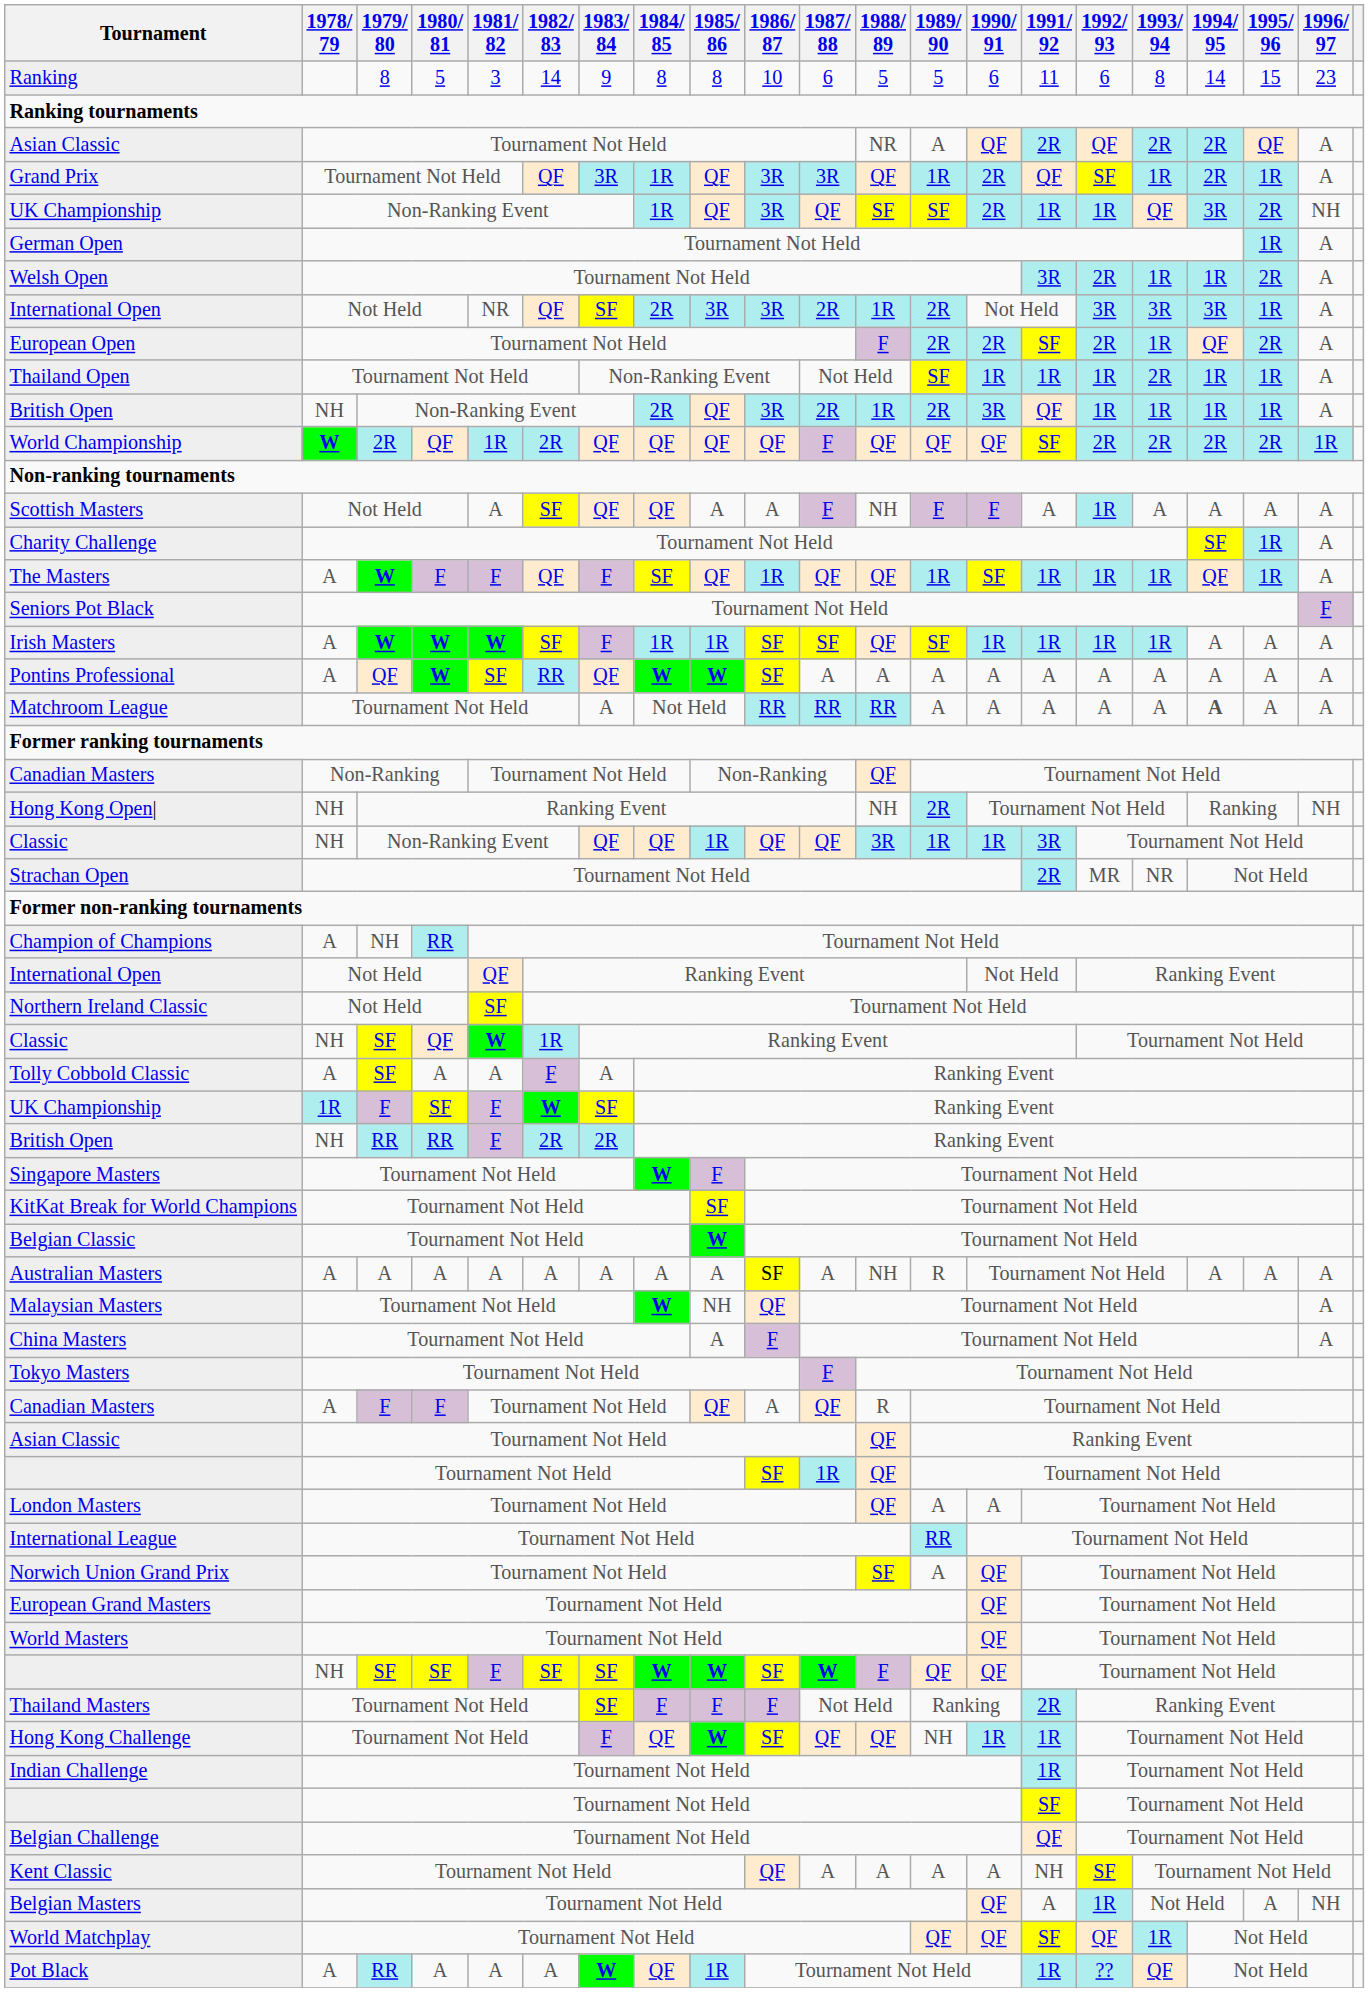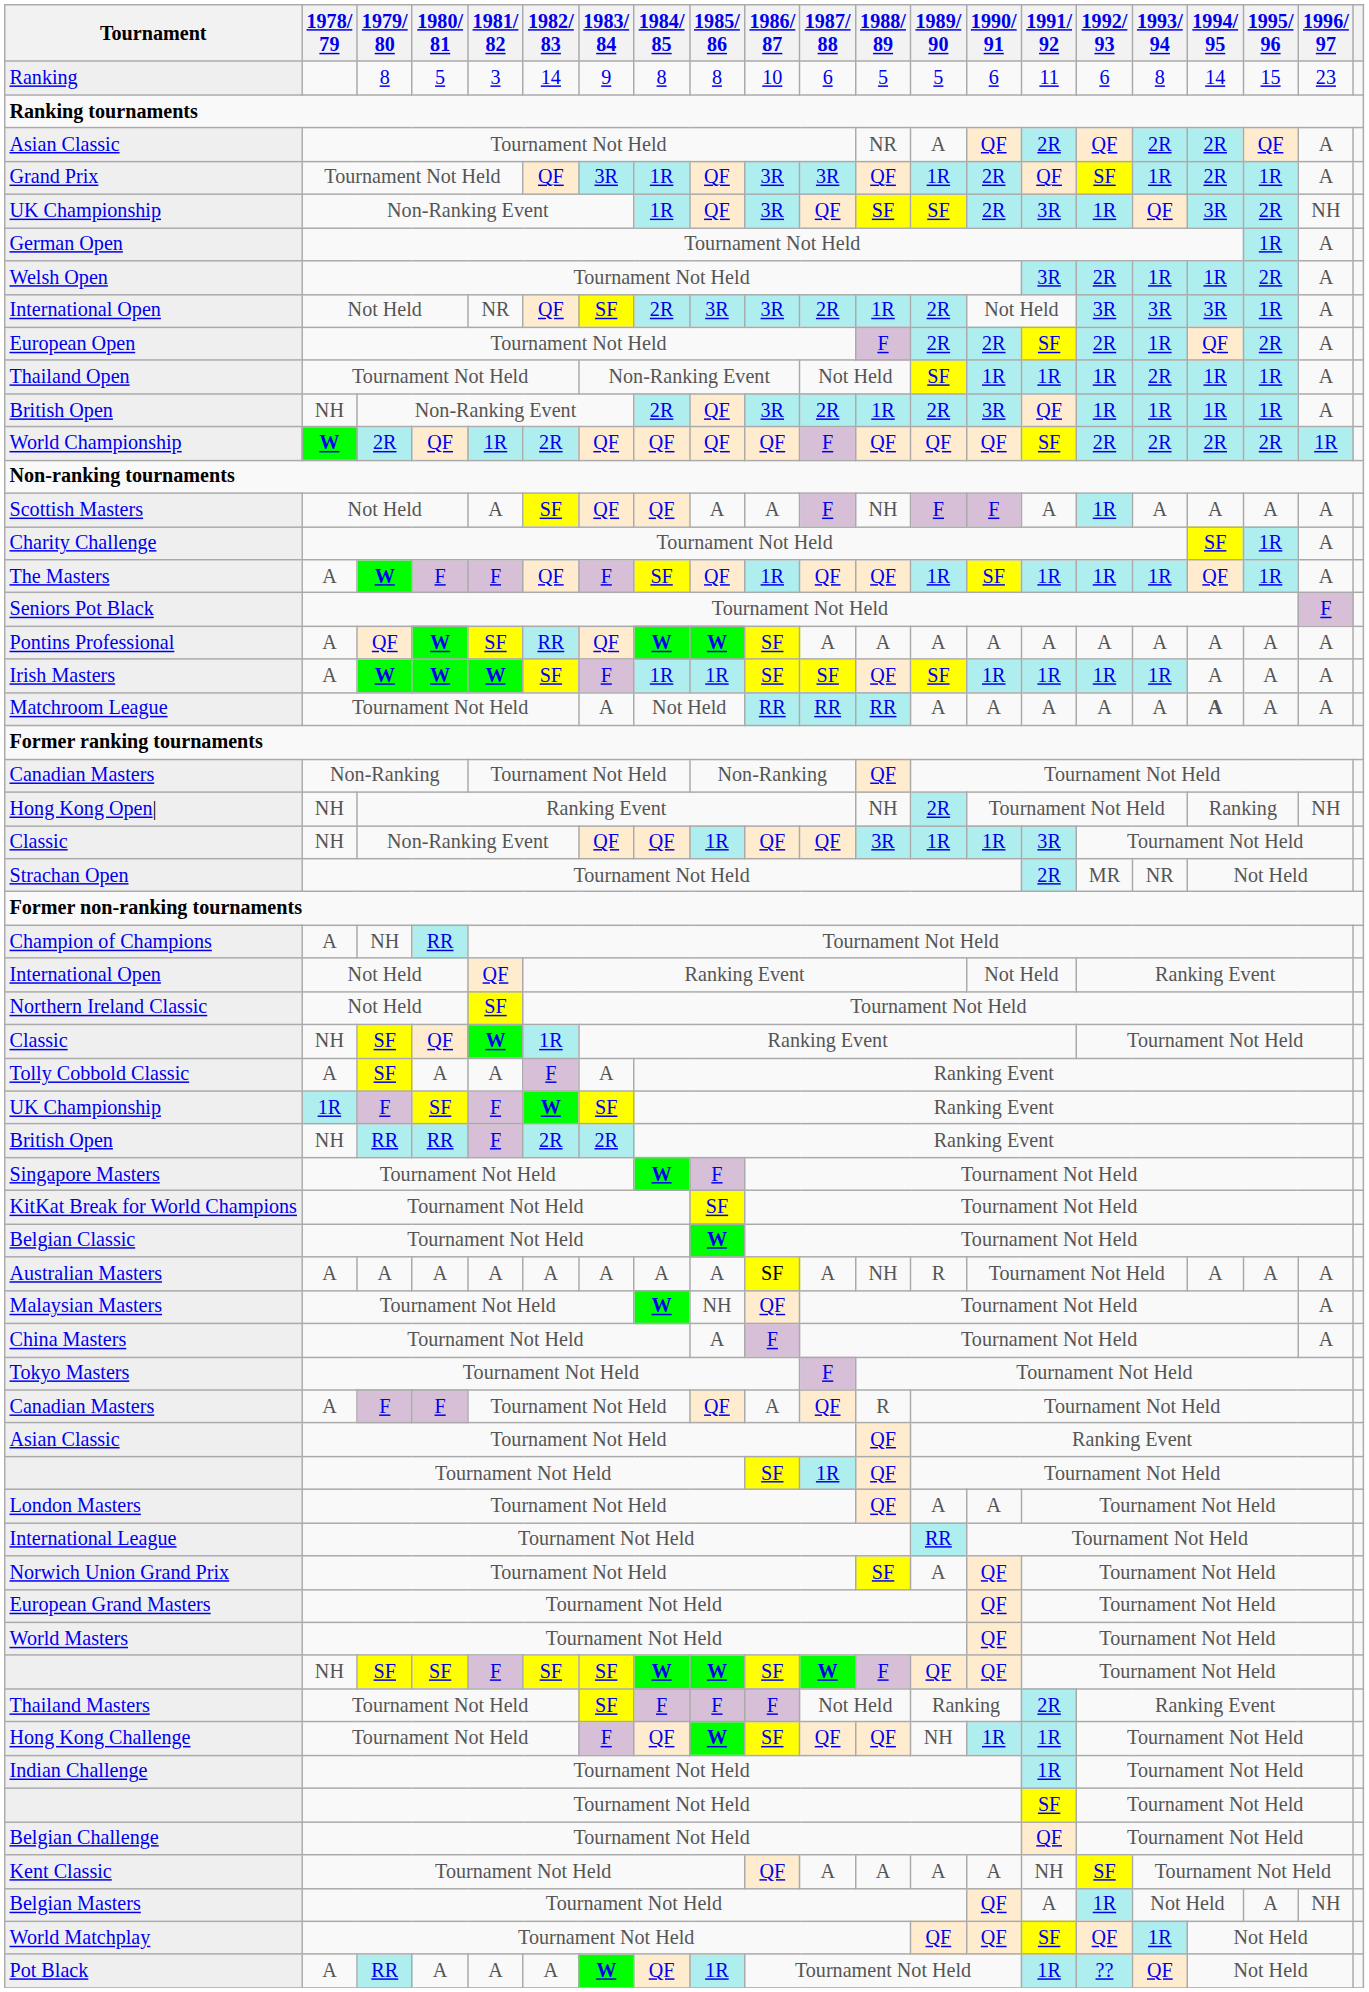(1049, 210) 1R -> (1049, 210) 3R
rows swapped: (62, 642) <-> (92, 675)
